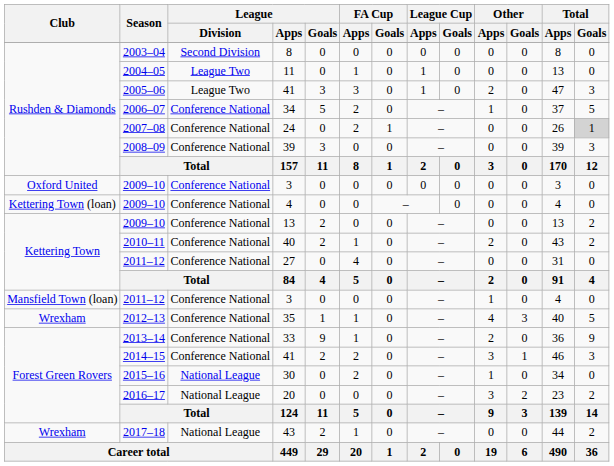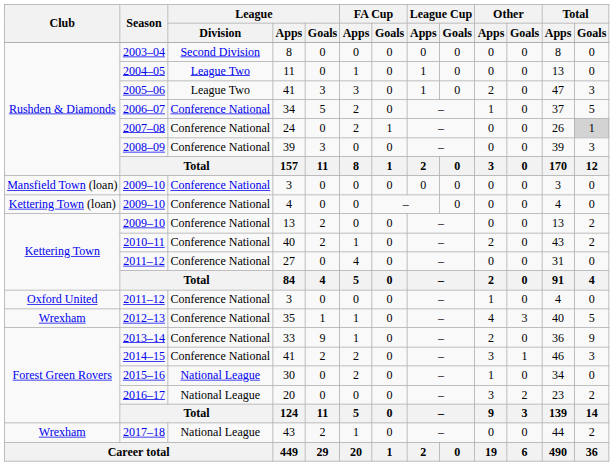(62, 185) Oxford United -> (62, 185) Mansfield Town (loan)
(62, 299) Mansfield Town (loan) -> (62, 299) Oxford United
